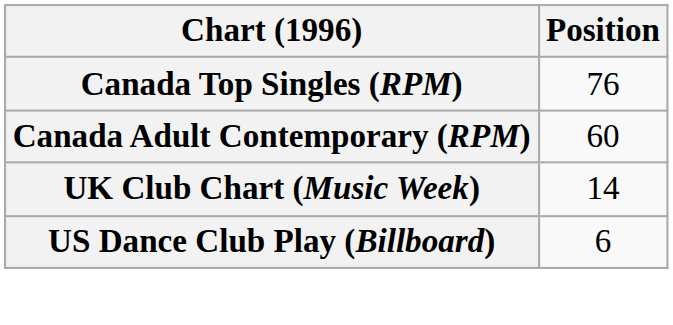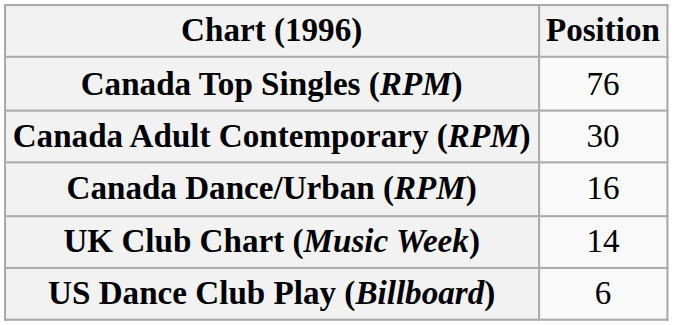(603, 135) 60 -> (603, 135) 30
+ row: (272, 188)
